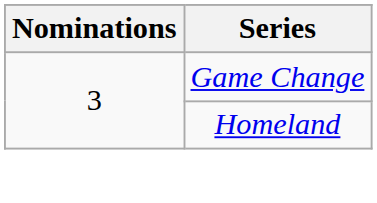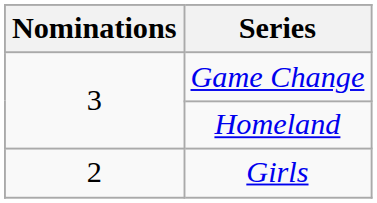+ row: (277, 172)
